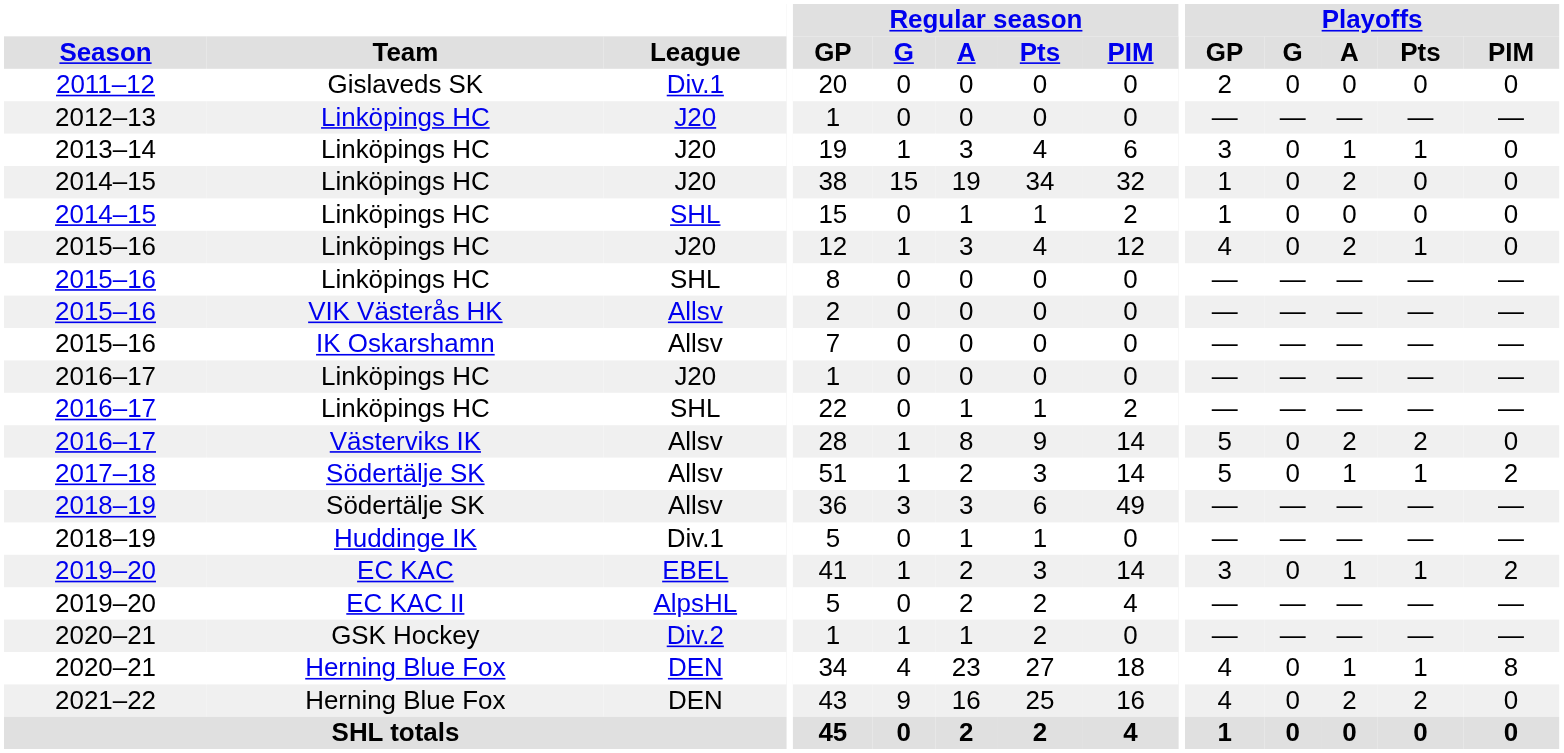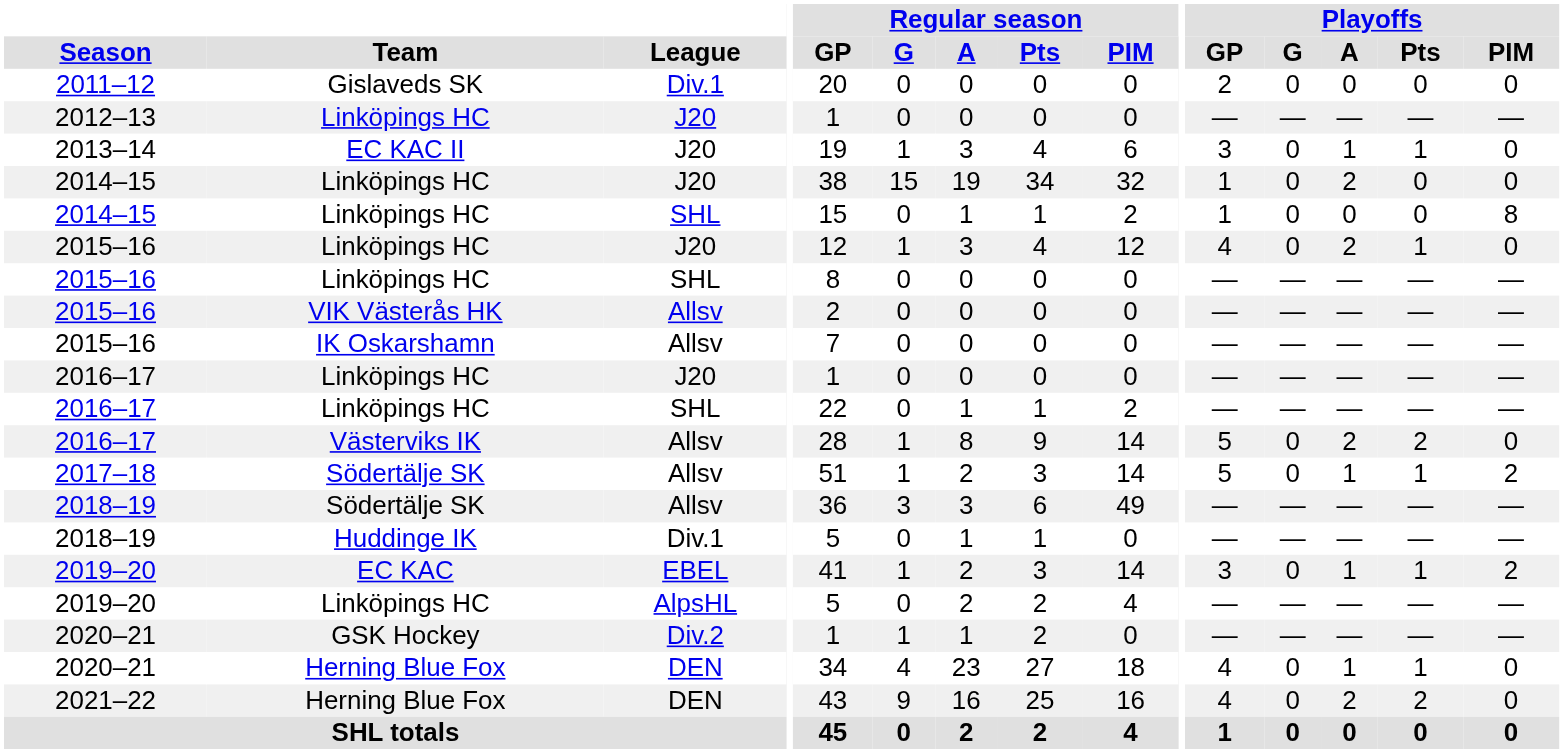(405, 149) Linköpings HC -> (405, 149) EC KAC II
(1511, 214) 0 -> (1511, 214) 8
(405, 603) EC KAC II -> (405, 603) Linköpings HC
(1511, 667) 8 -> (1511, 667) 0
